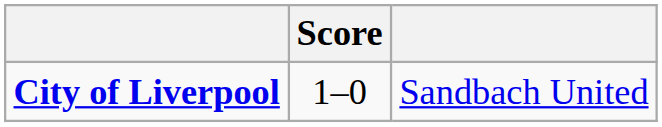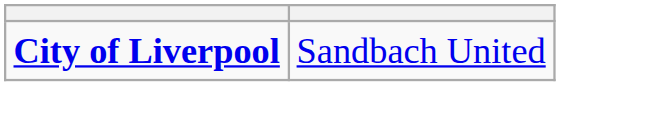- column: (340, 33)
